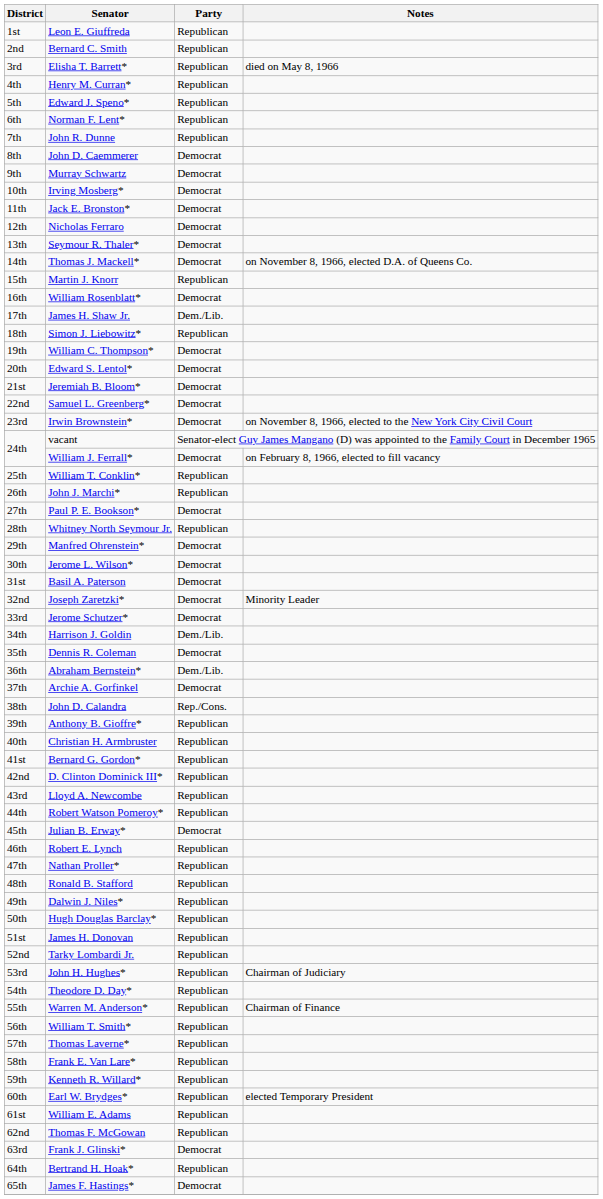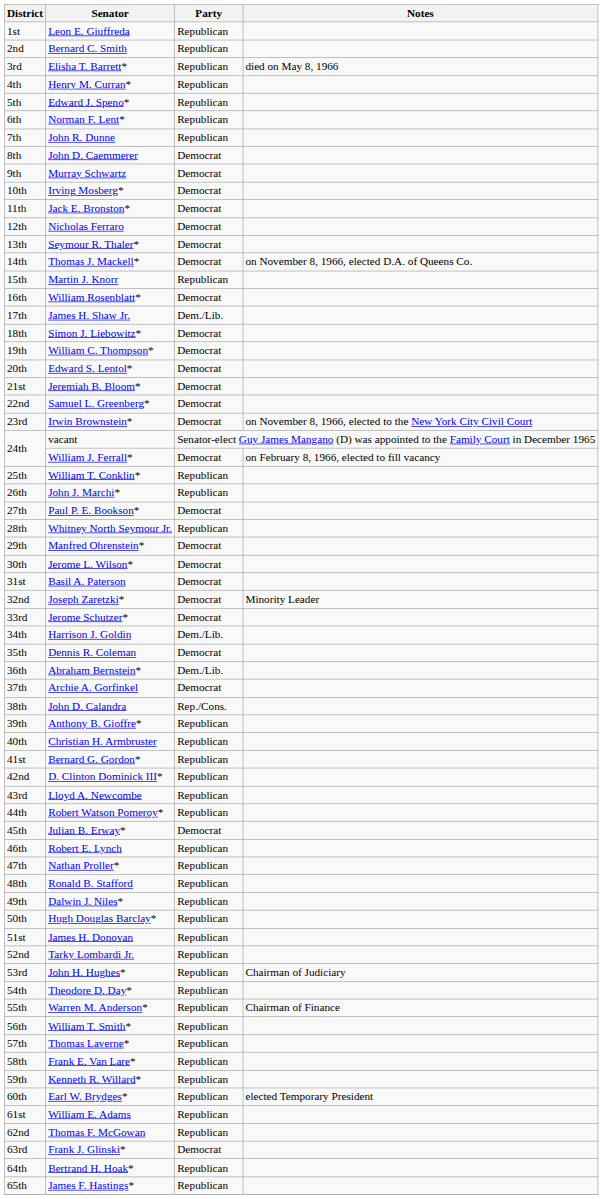(203, 333) Republican -> (199, 333) Democrat
(199, 1185) Democrat -> (203, 1185) Republican
